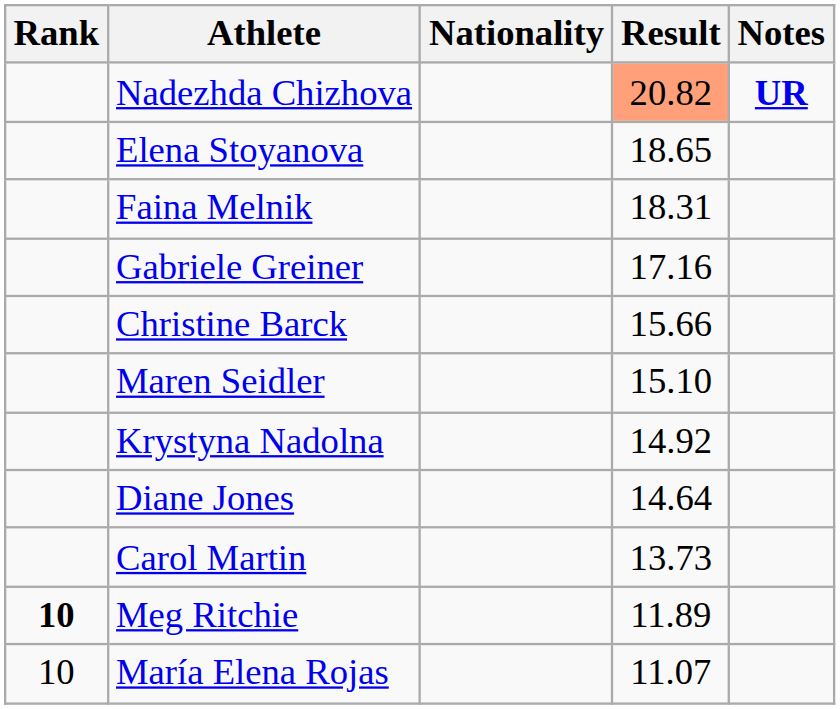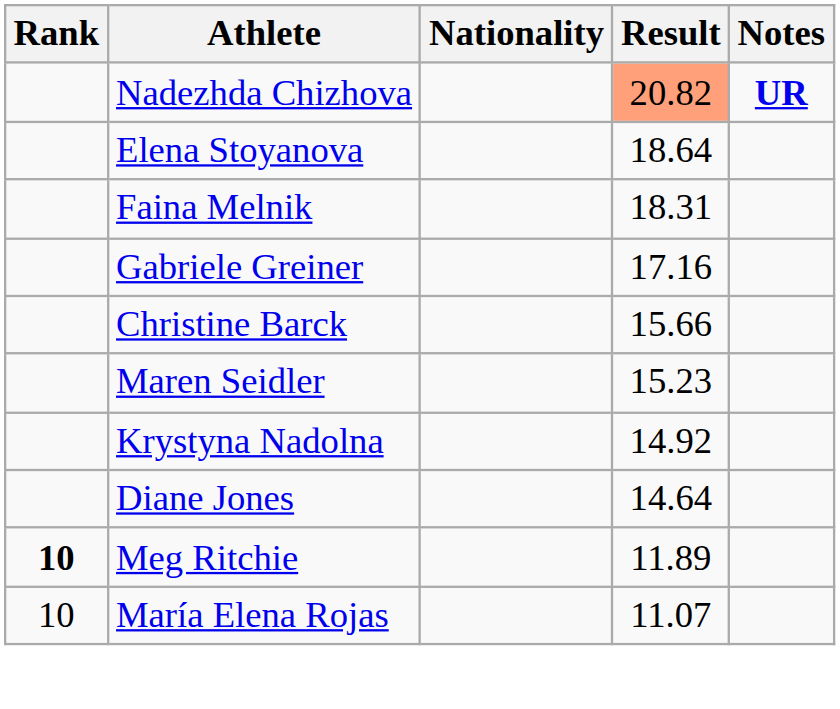(671, 149) 18.65 -> (671, 149) 18.64
(671, 382) 15.10 -> (671, 382) 15.23
- row: (211, 556)
